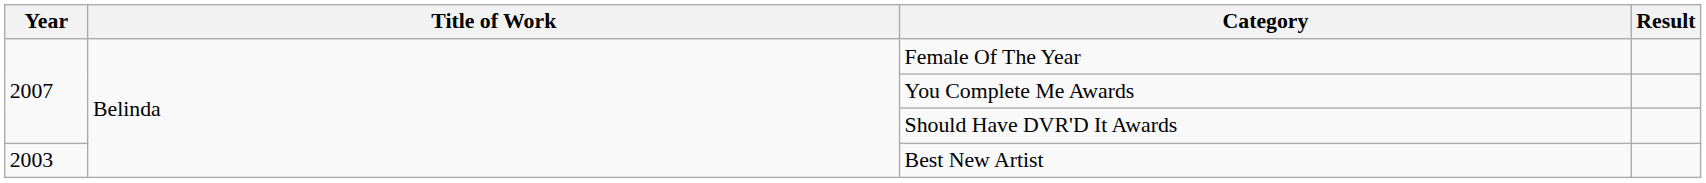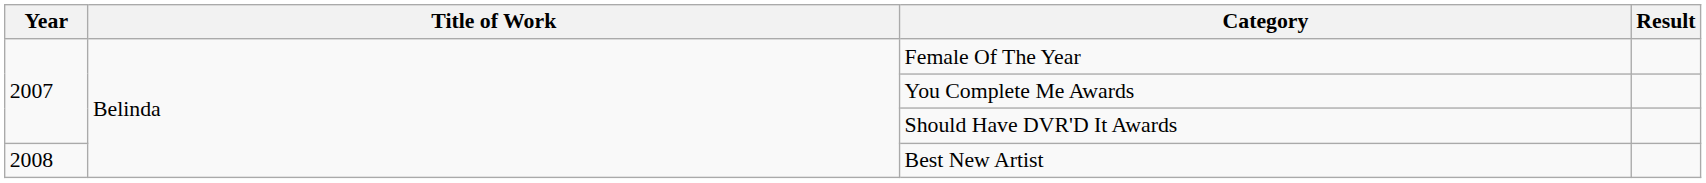(31, 159) 2003 -> (31, 159) 2008
